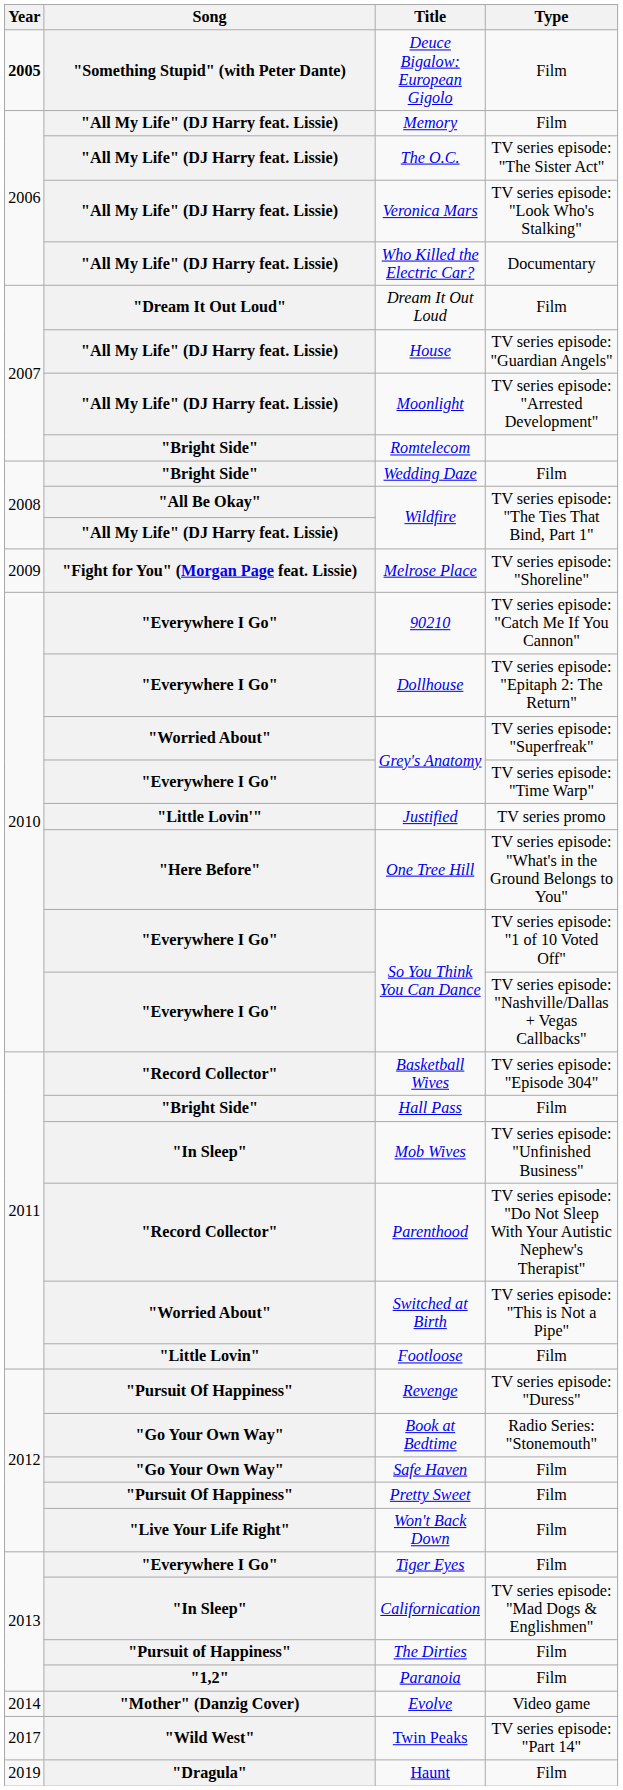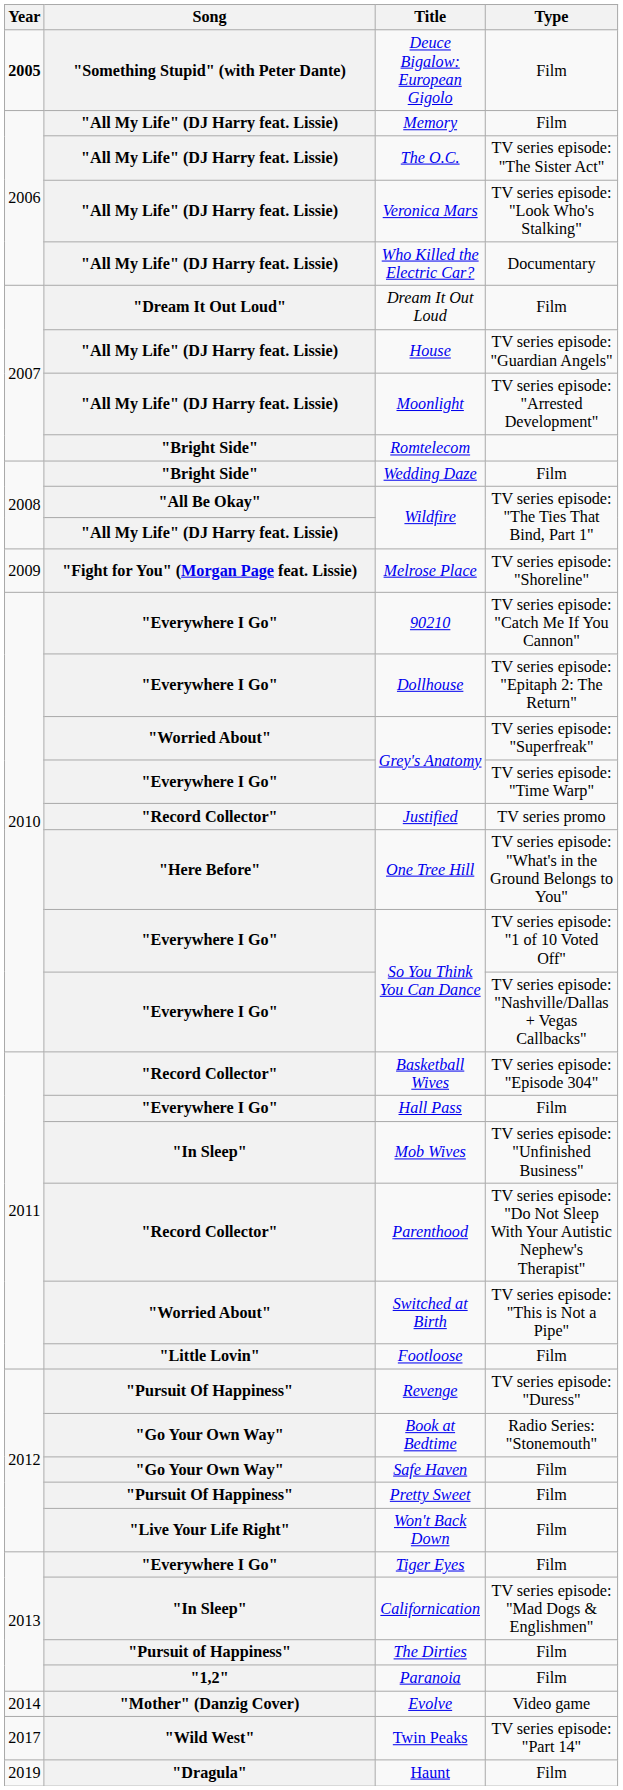(210, 816) "Little Lovin'" -> (210, 816) "Record Collector"
(210, 1108) "Bright Side" -> (210, 1108) "Everywhere I Go"
